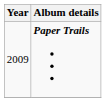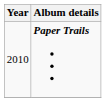(18, 59) 2009 -> (18, 59) 2010
